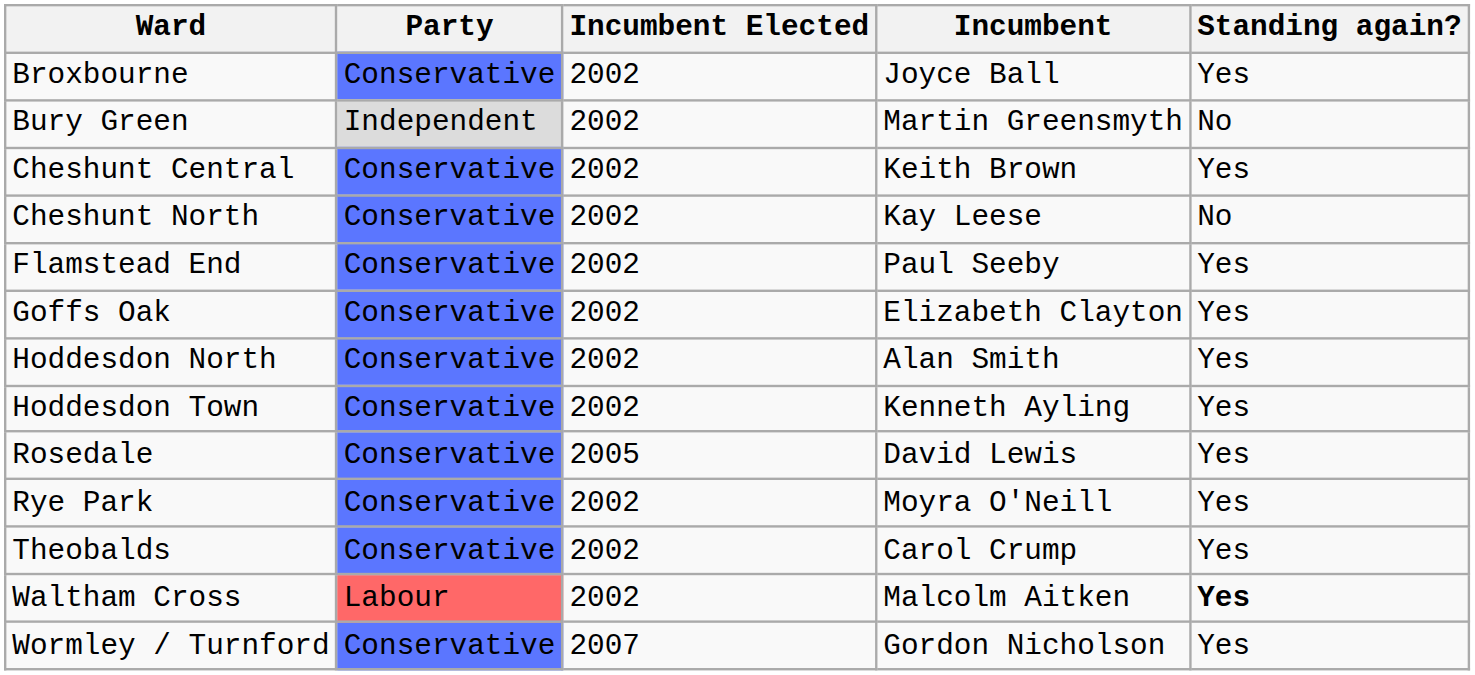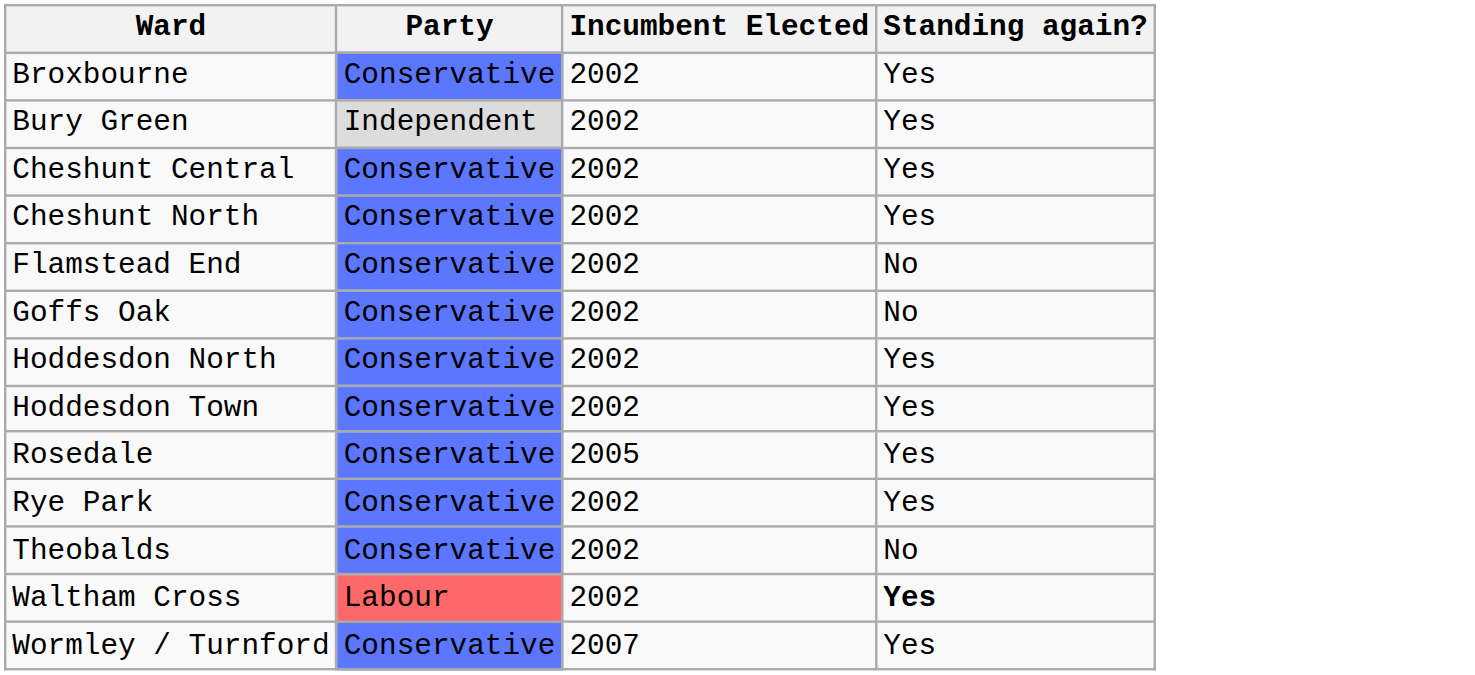- column: (1033, 29)
(1215, 124) No -> (910, 124) Yes
(1215, 219) No -> (910, 219) Yes
(1224, 267) Yes -> (901, 267) No
(1224, 314) Yes -> (901, 314) No
(1224, 551) Yes -> (901, 551) No
